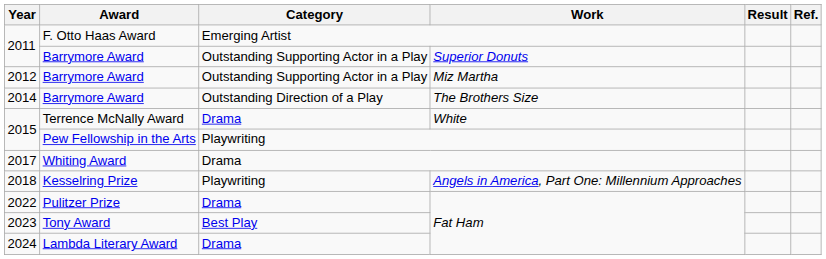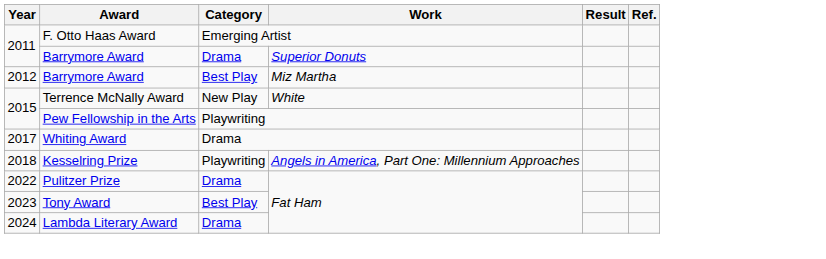(315, 56) Outstanding Supporting Actor in a Play -> (222, 56) Drama
(315, 77) Outstanding Supporting Actor in a Play -> (230, 77) Best Play
- row: (22, 98)
(222, 118) Drama -> (230, 98) New Play
